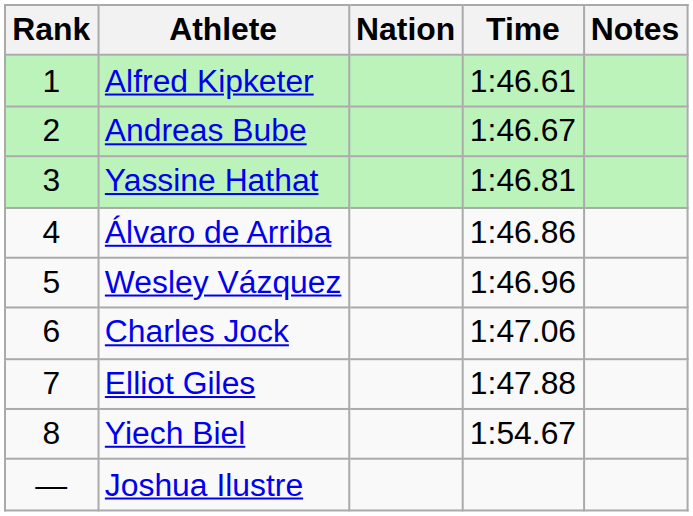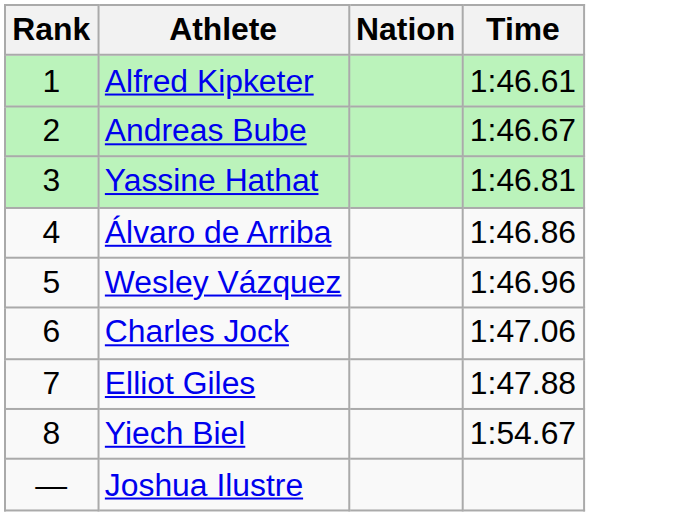- column: (635, 29)
